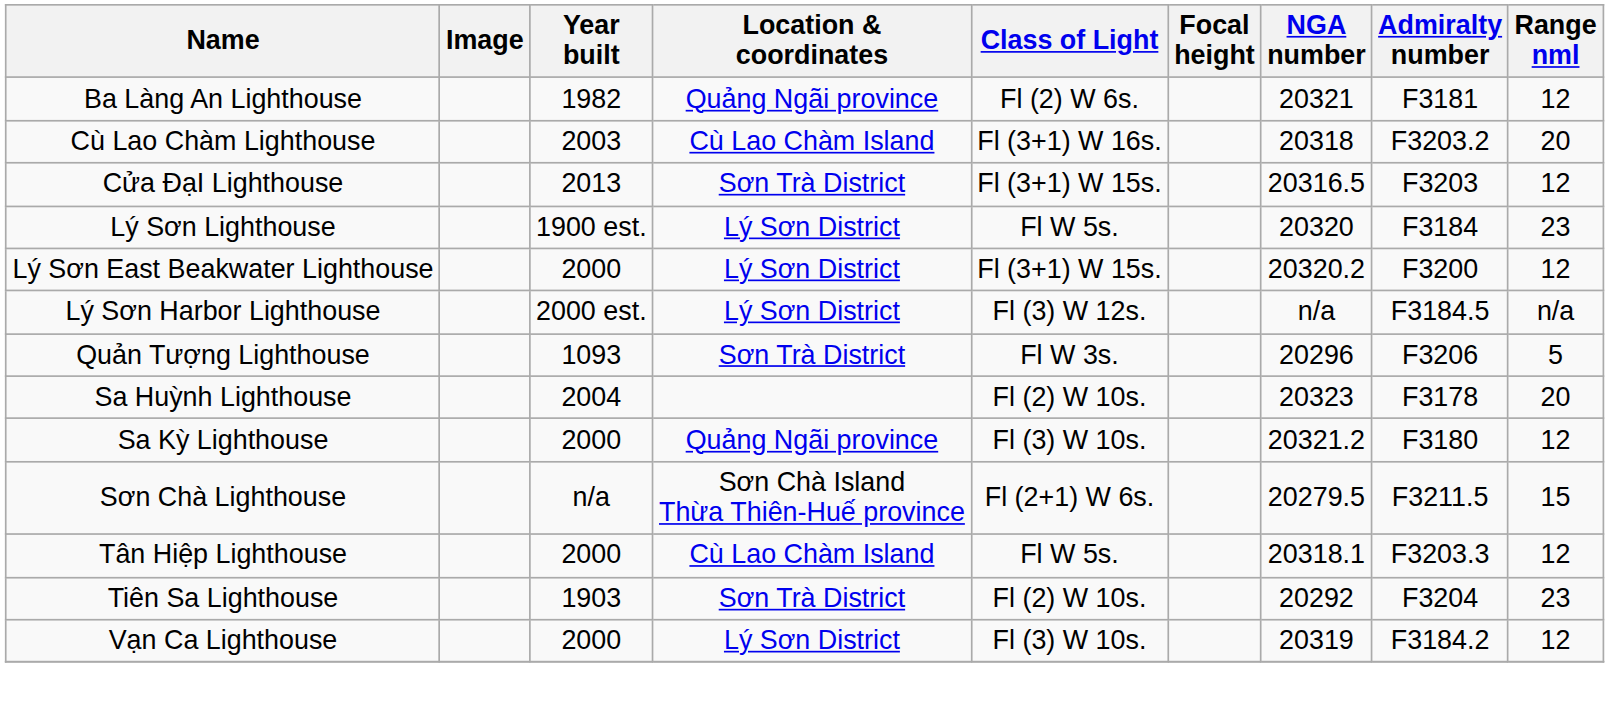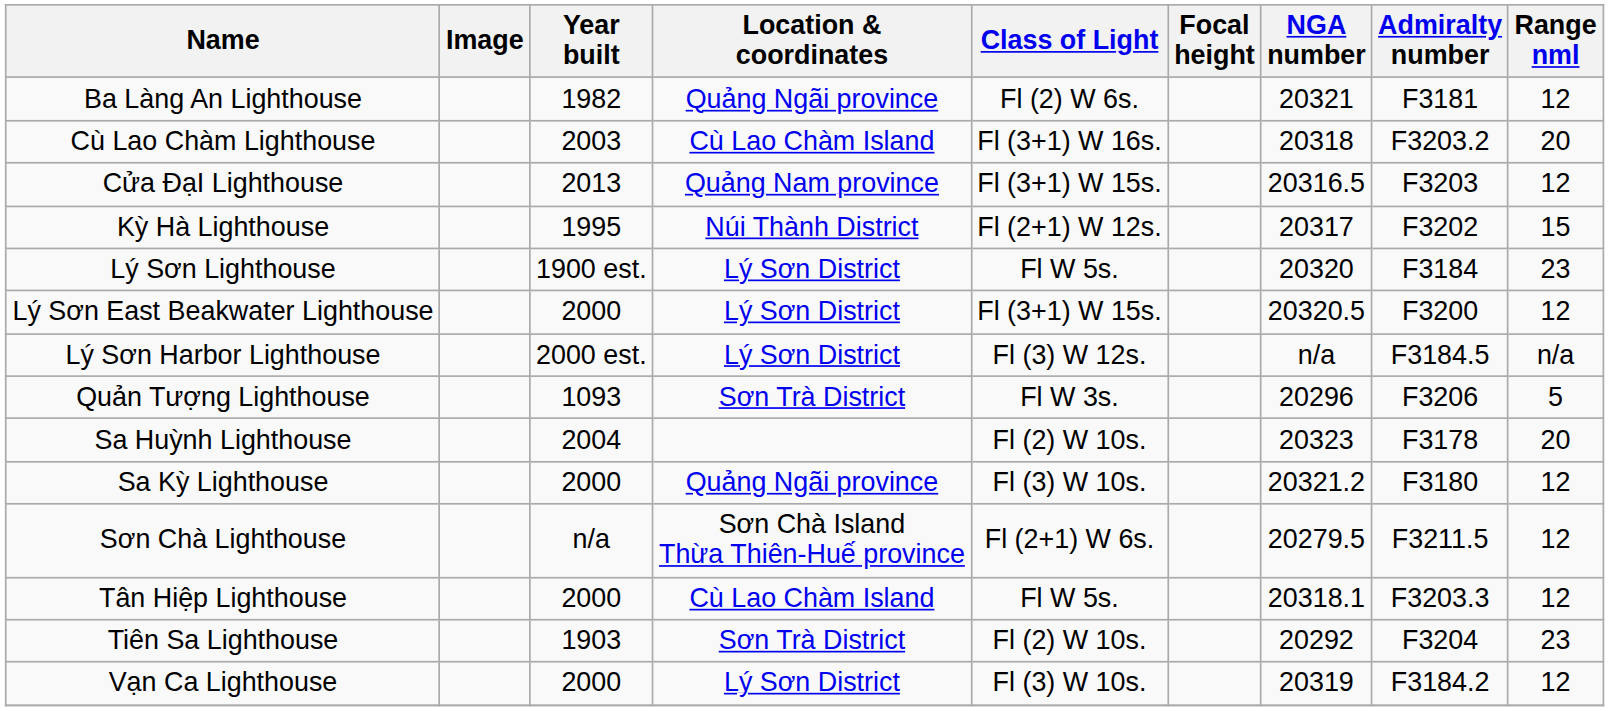(812, 183) Sơn Trà District -> (812, 183) Quảng Nam province
+ row: (223, 226)
(1316, 269) 20320.2 -> (1316, 311) 20320.5
(1556, 497) 15 -> (1556, 540) 12
